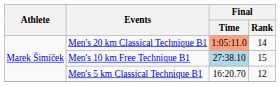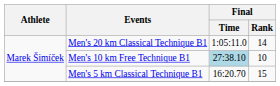(229, 43) lightsalmon background -> (229, 43) no background
(262, 58) 15 -> (262, 58) 10
(262, 74) 12 -> (262, 74) 15
